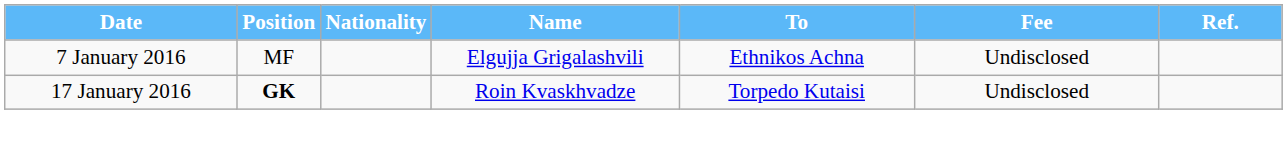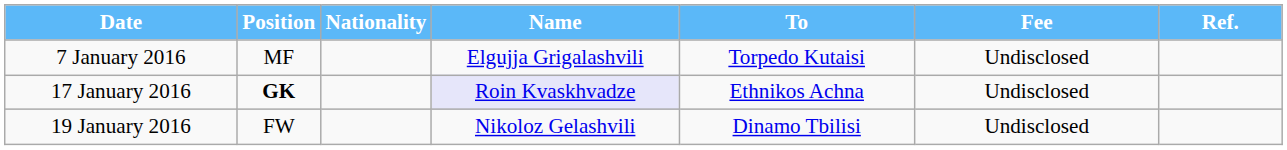(797, 57) Ethnikos Achna -> (797, 57) Torpedo Kutaisi
(555, 92) no background -> (555, 92) lavender background
(797, 92) Torpedo Kutaisi -> (797, 92) Ethnikos Achna
+ row: (121, 127)
